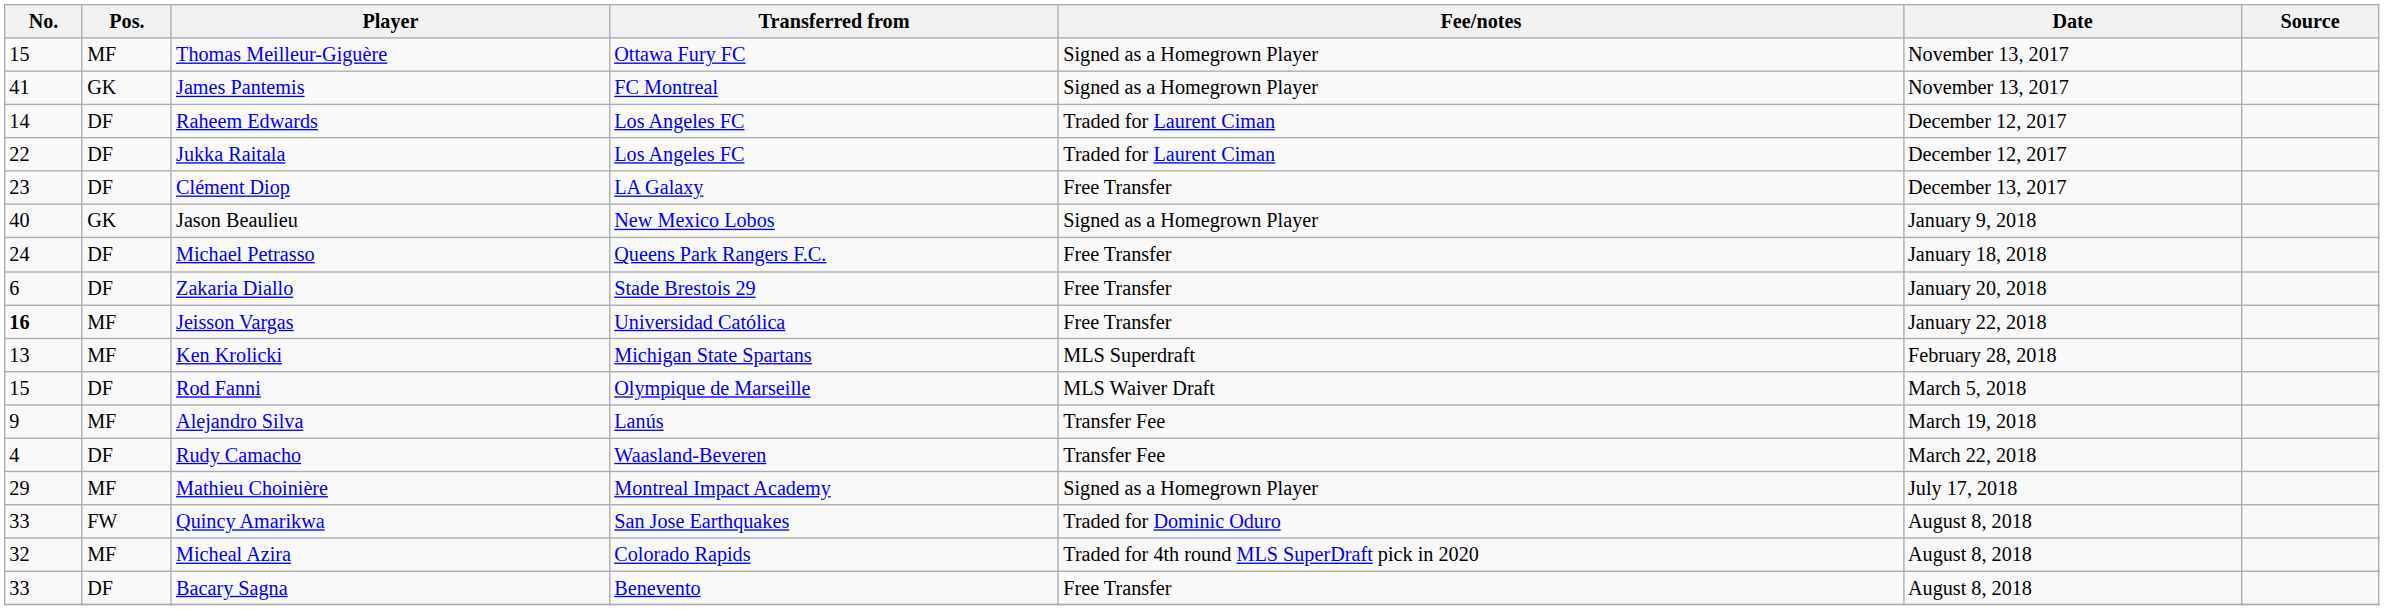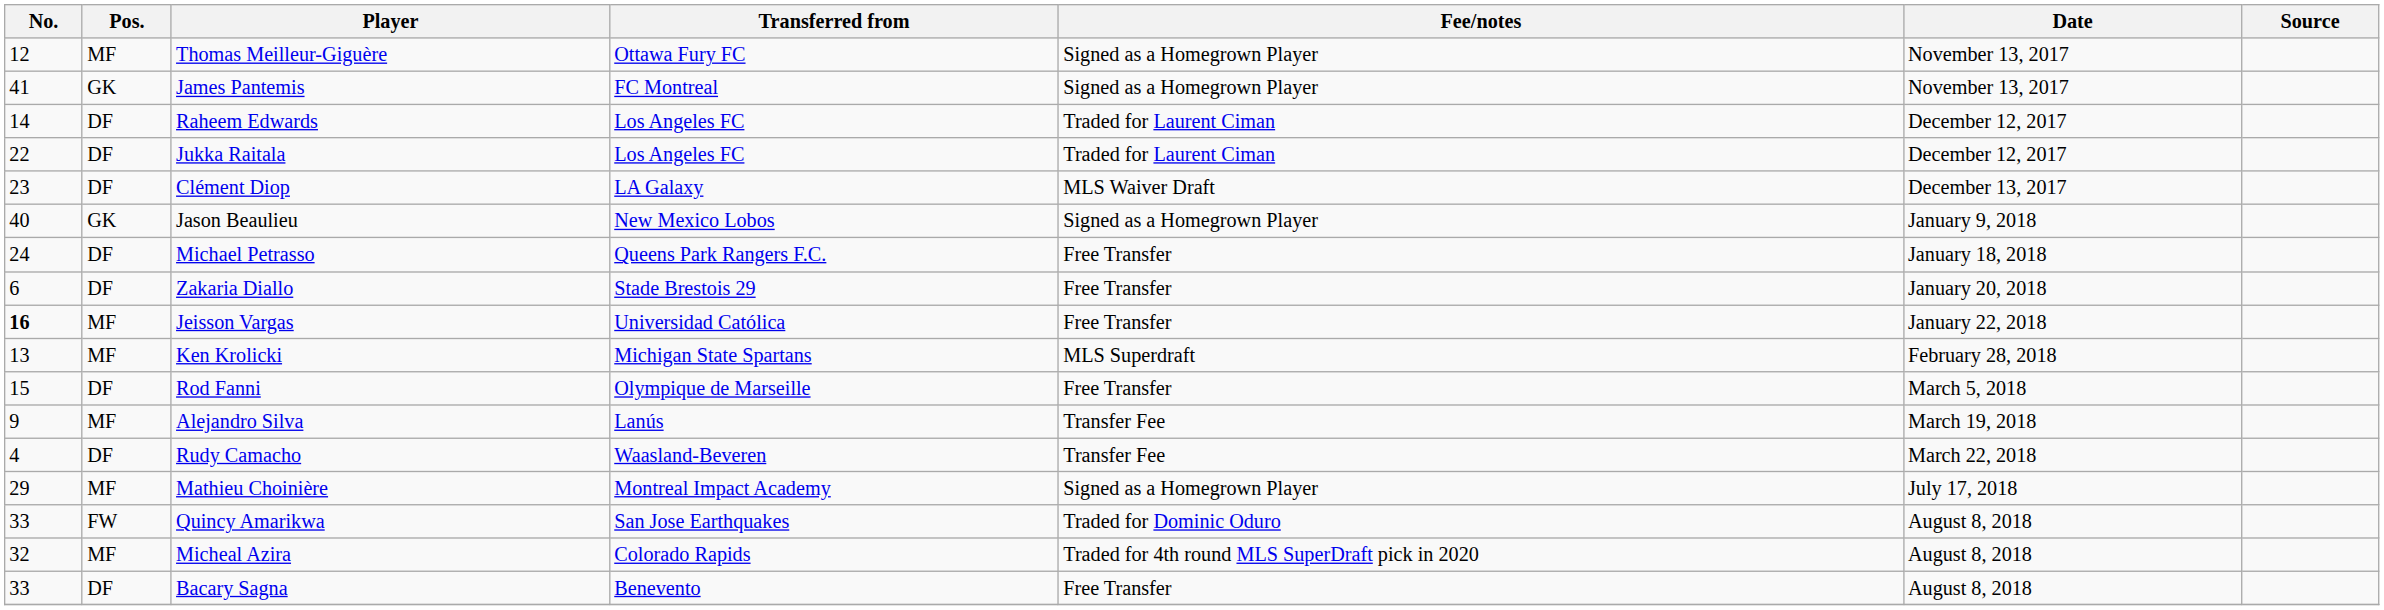(19, 54) 15 -> (19, 54) 12
(1117, 188) Free Transfer -> (1139, 188) MLS Waiver Draft
(1139, 388) MLS Waiver Draft -> (1117, 388) Free Transfer
